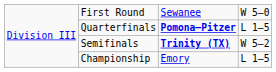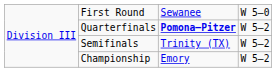(255, 28) L 1–5 -> (255, 28) W 5–2
(195, 44) bold -> (195, 44) normal
(255, 59) L 1–5 -> (255, 59) W 5–2
